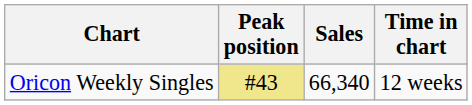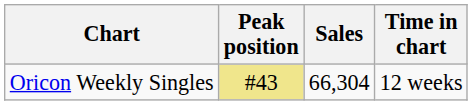(339, 81) 66,340 -> (339, 81) 66,304
